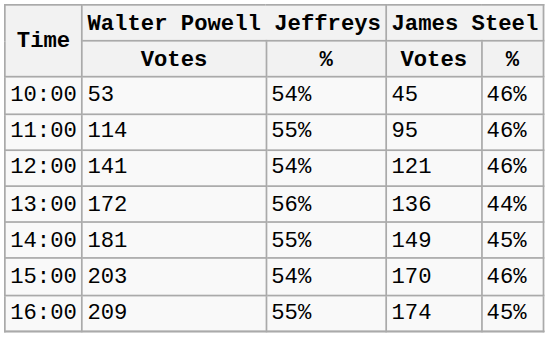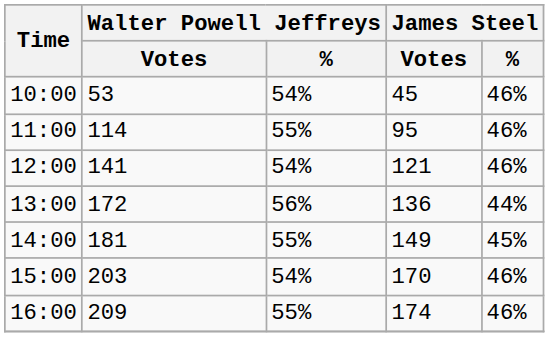(507, 313) 45% -> (507, 313) 46%
